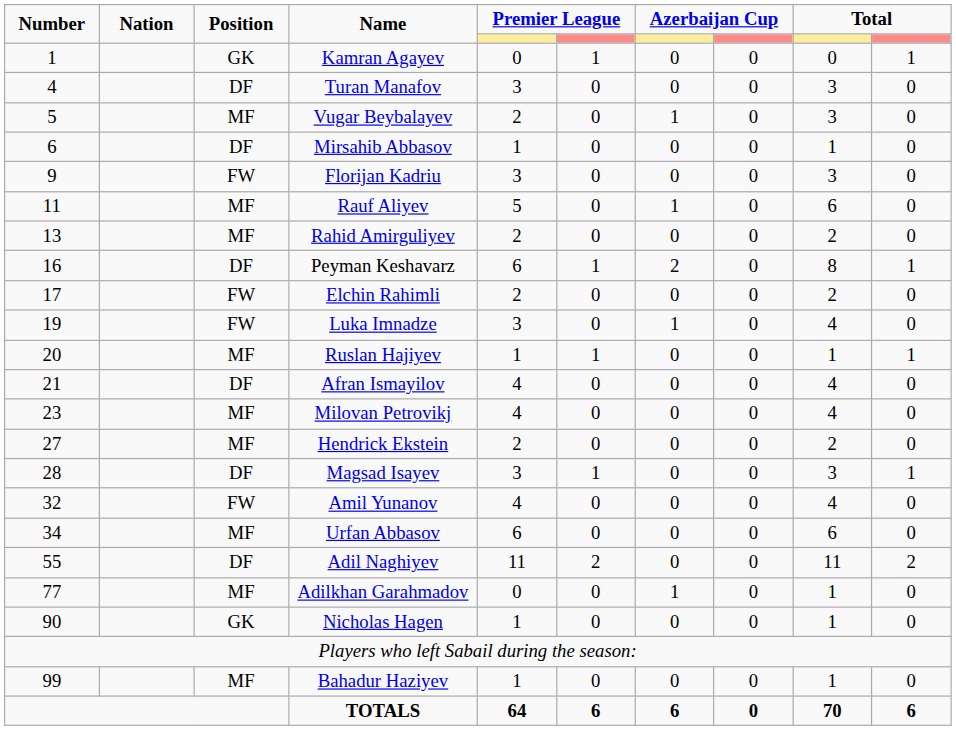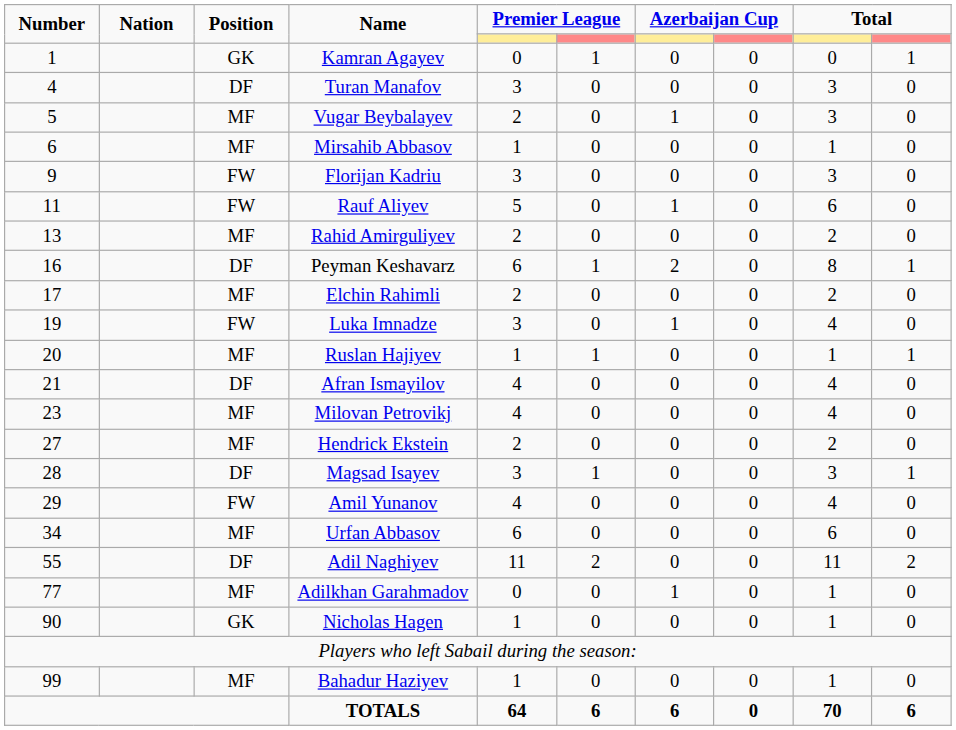(241, 146) DF -> (241, 146) MF
(241, 206) MF -> (241, 206) FW
(241, 295) FW -> (241, 295) MF
(52, 502) 32 -> (52, 502) 29
